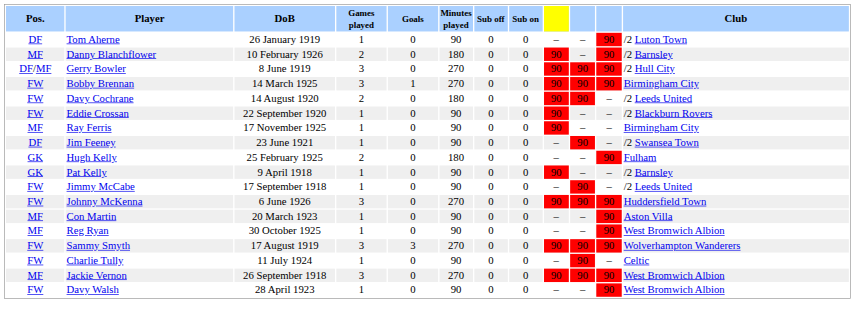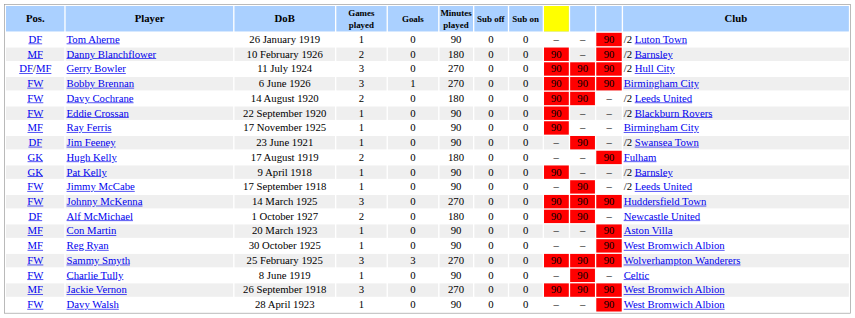(285, 69) 8 June 1919 -> (285, 69) 11 July 1924
(285, 83) 14 March 1925 -> (285, 83) 6 June 1926
(285, 157) 25 February 1925 -> (285, 157) 17 August 1919
(285, 201) 6 June 1926 -> (285, 201) 14 March 1925
+ row: (100, 216)
(285, 246) 17 August 1919 -> (285, 260) 25 February 1925
(285, 260) 11 July 1924 -> (285, 275) 8 June 1919
